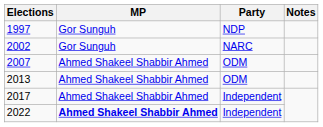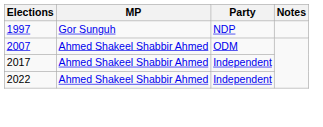- row: (19, 46)
- row: (19, 79)
(138, 113) bold -> (133, 79) normal
